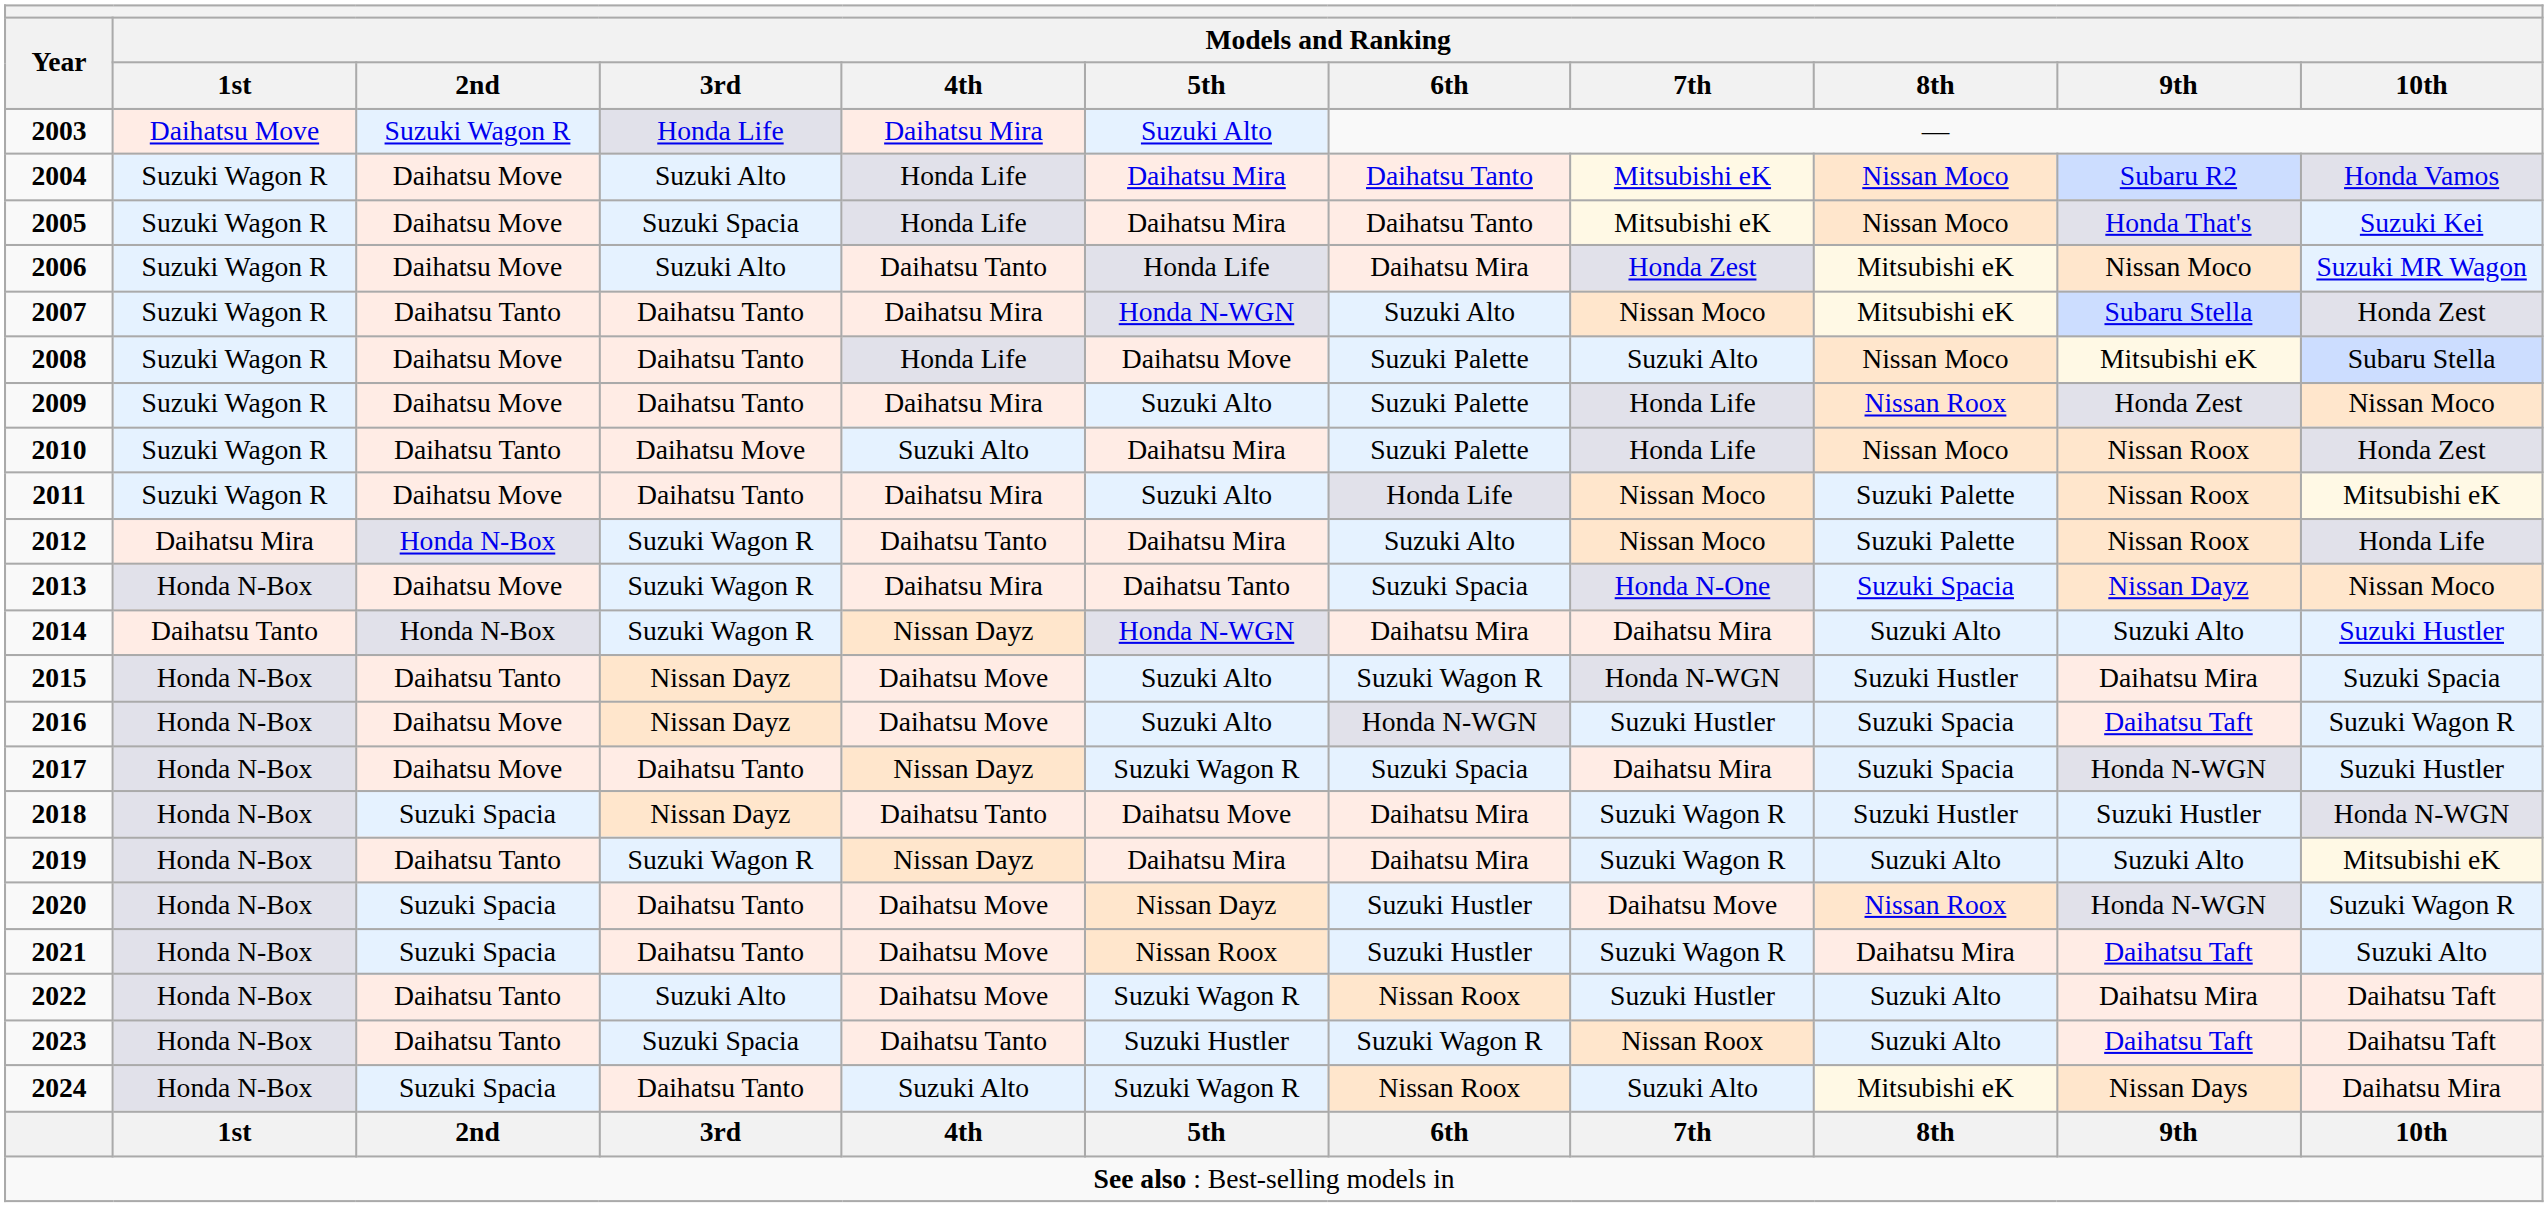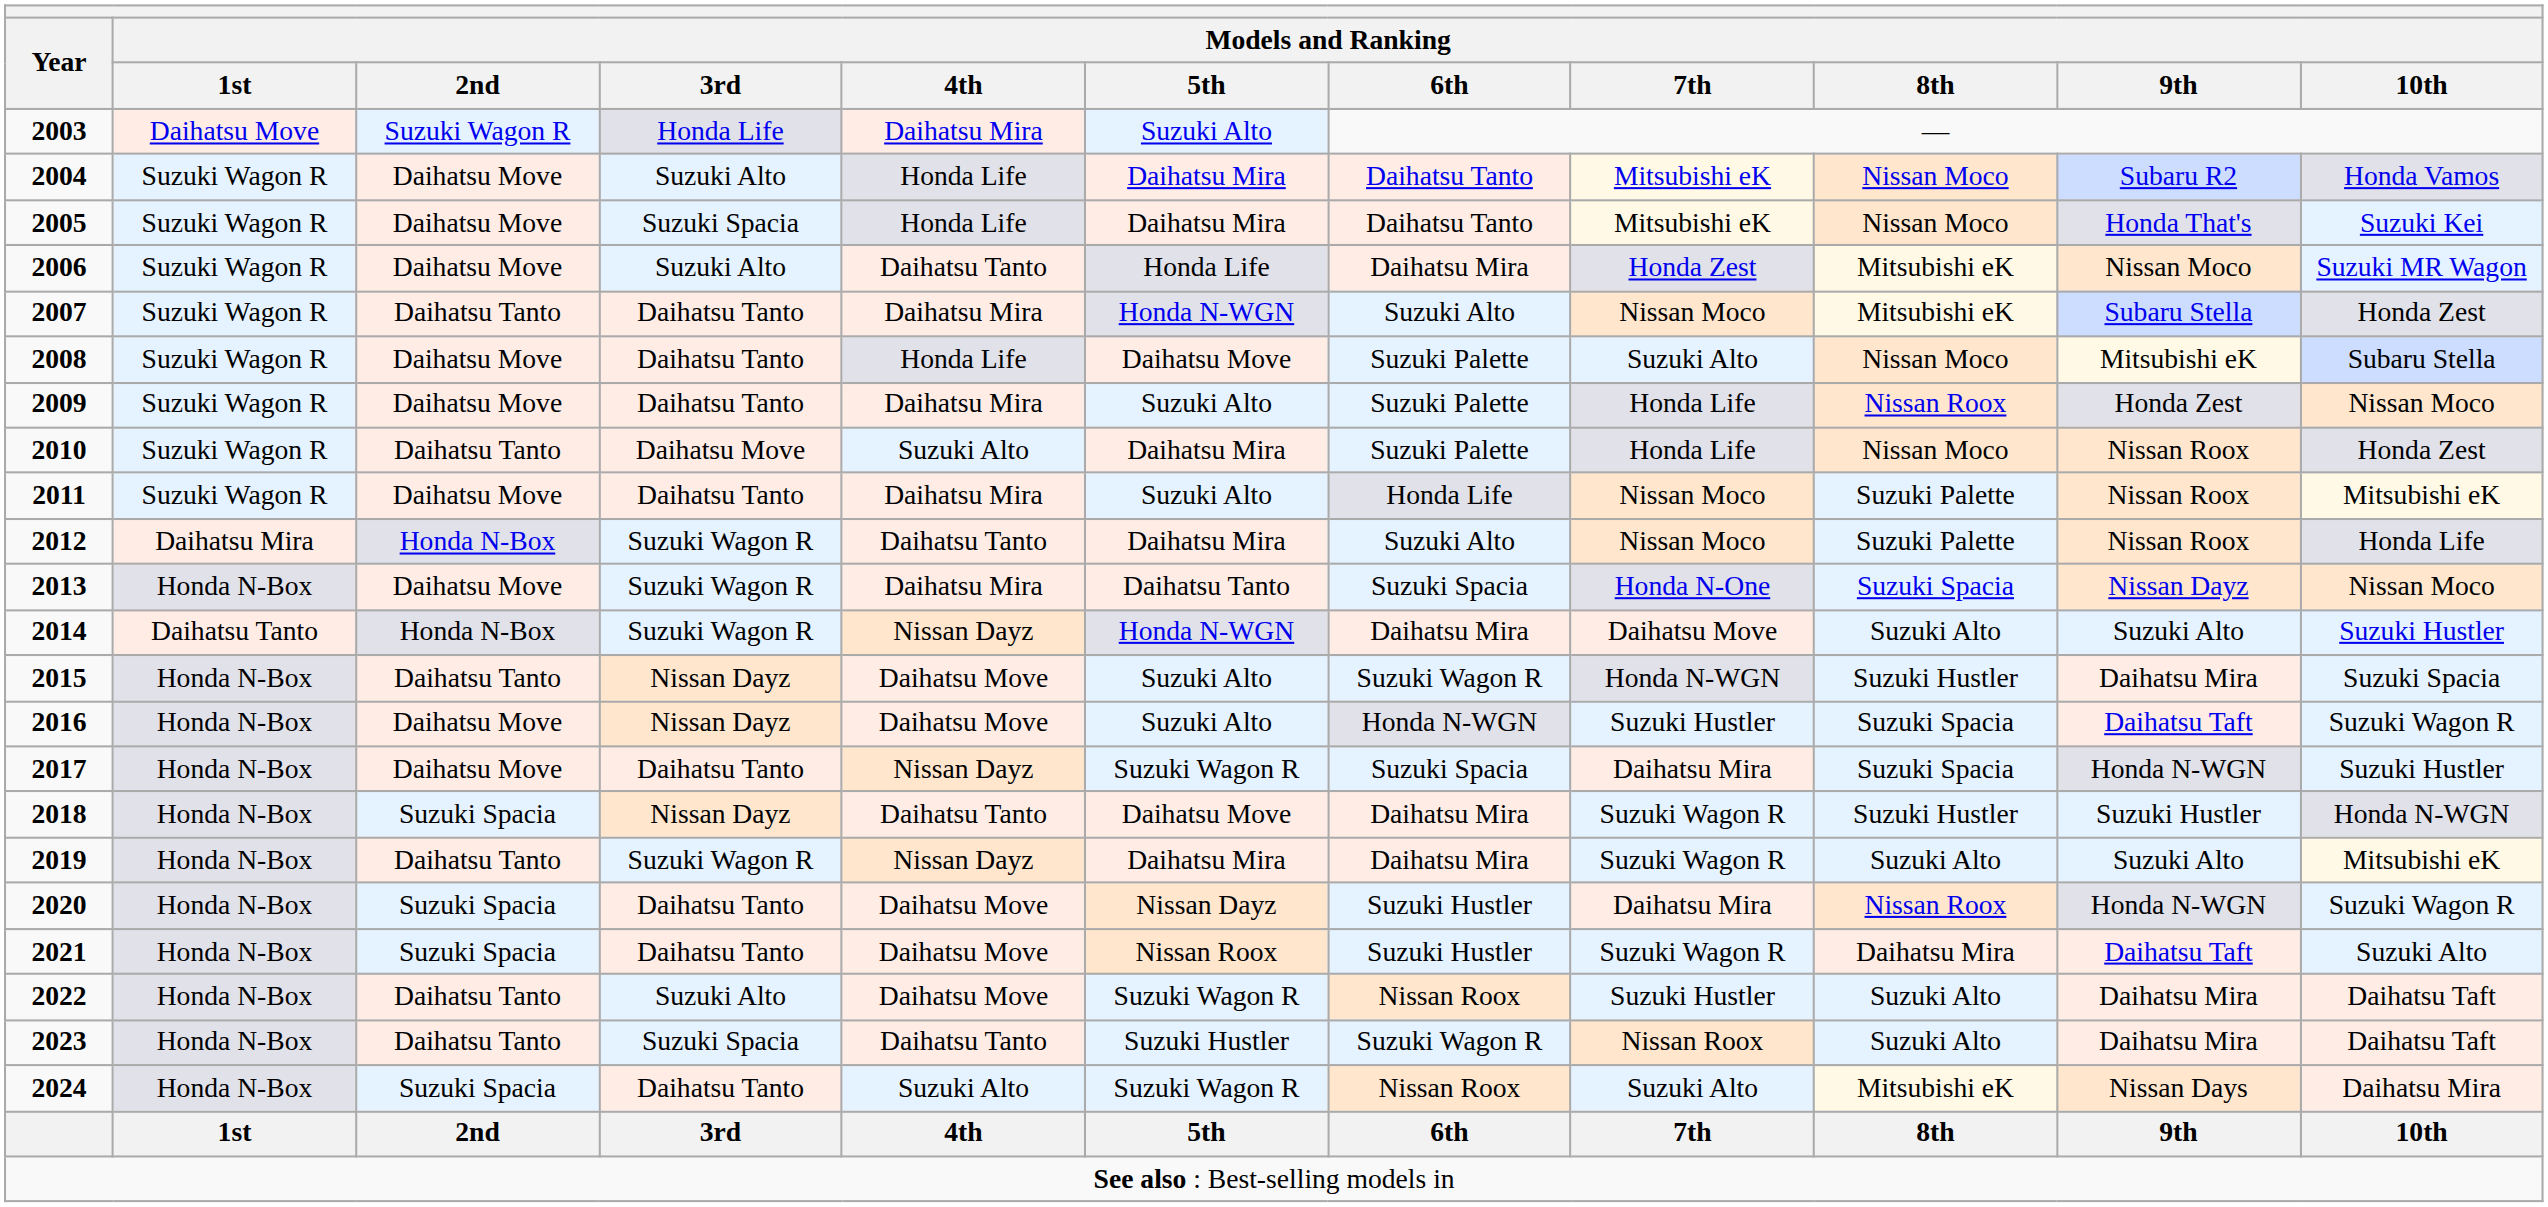(1692, 632) Daihatsu Mira -> (1692, 632) Daihatsu Move
(1692, 905) Daihatsu Move -> (1692, 905) Daihatsu Mira
(2178, 1041) Daihatsu Taft -> (2178, 1041) Daihatsu Mira
